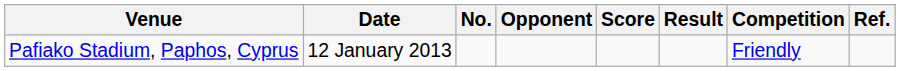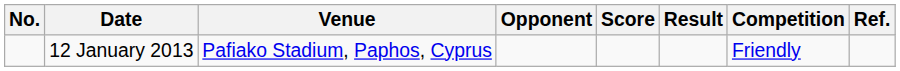columns swapped: (476, 19) <-> (154, 19)
